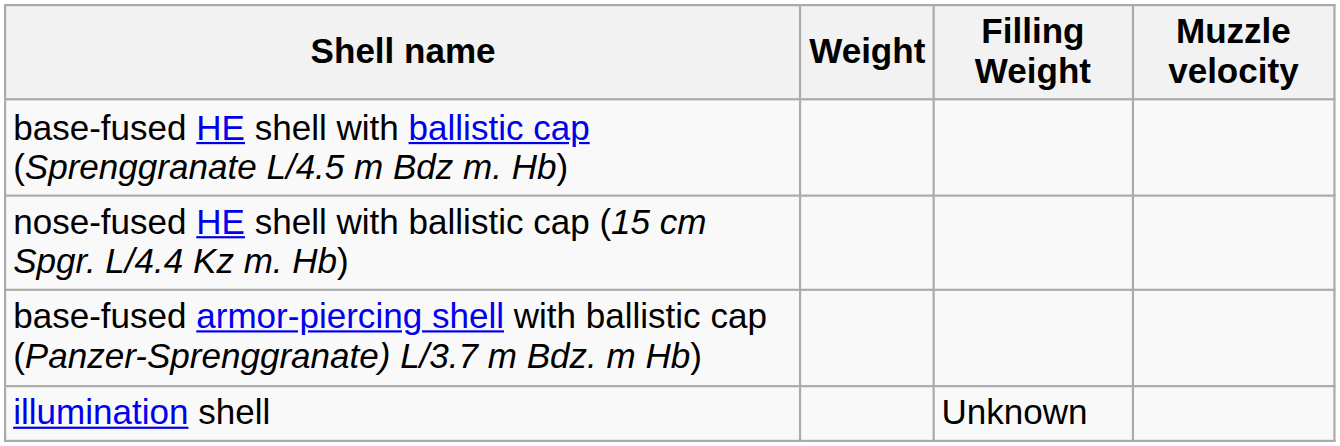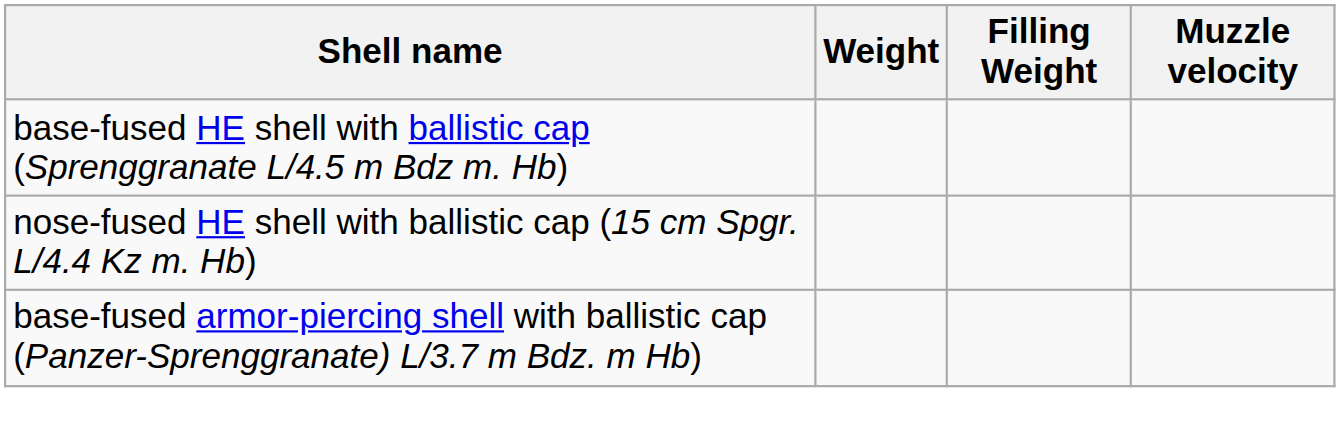- row: (142, 412)
